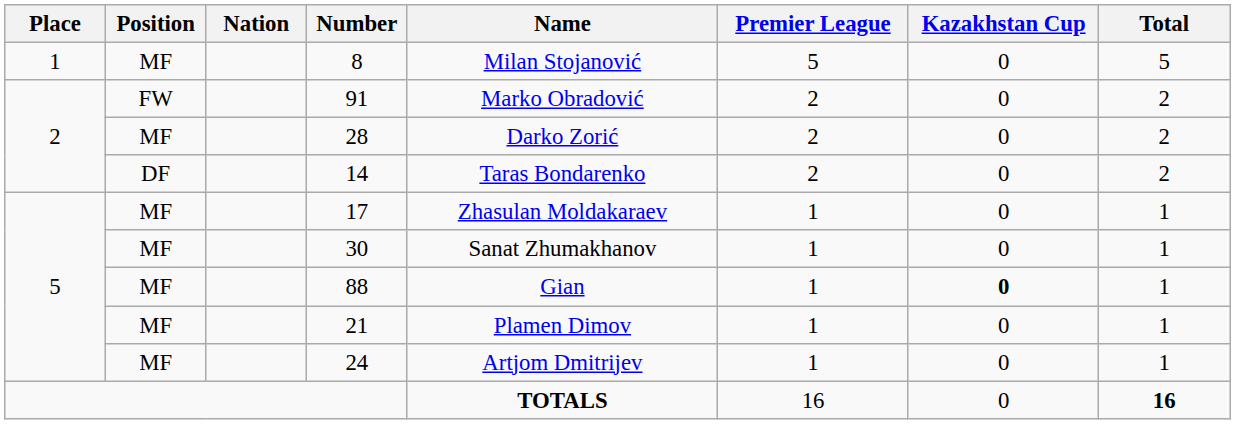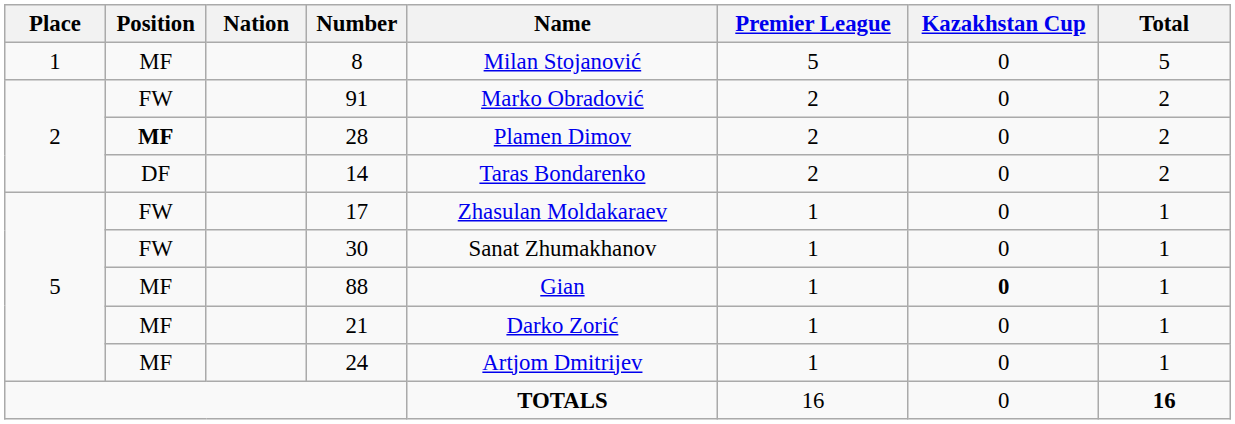(156, 136) normal -> (156, 136) bold
(562, 136) Darko Zorić -> (562, 136) Plamen Dimov
(156, 211) MF -> (156, 211) FW
(156, 249) MF -> (156, 249) FW
(562, 324) Plamen Dimov -> (562, 324) Darko Zorić
